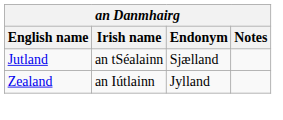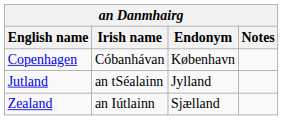+ row: (42, 59)
(194, 59) Sjælland -> (191, 81) Jylland
(190, 81) Jylland -> (195, 103) Sjælland
